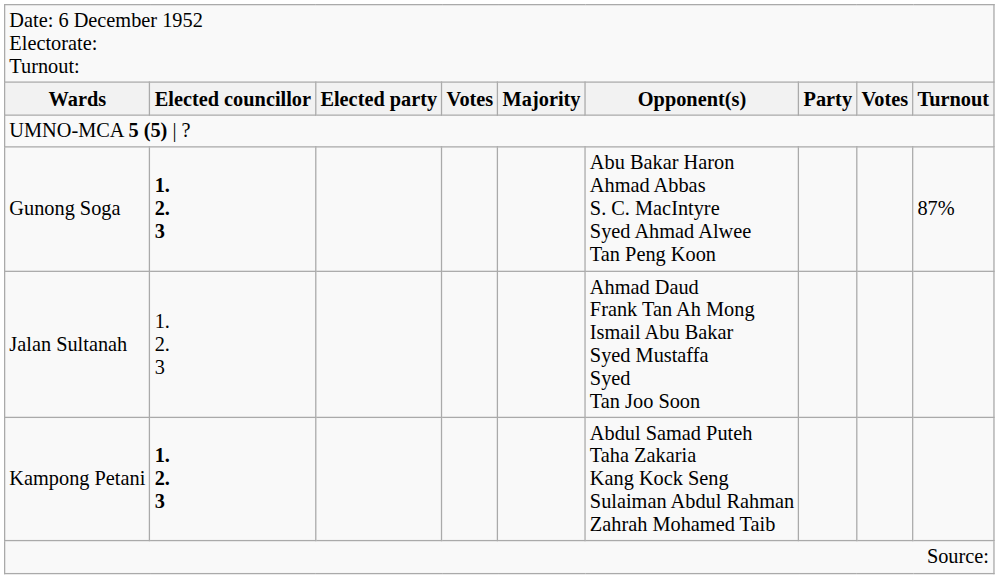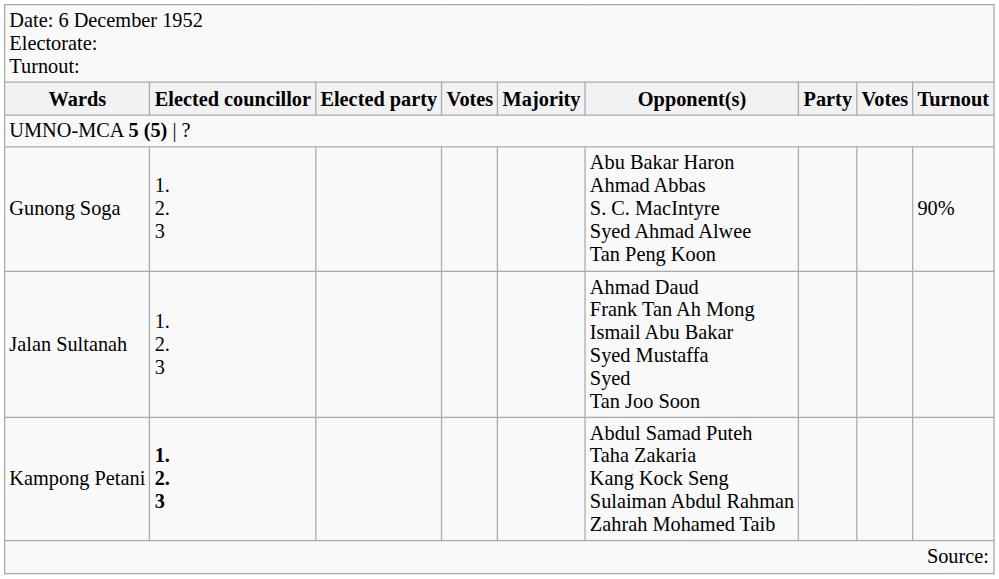(162, 208) bold -> (162, 208) normal
(936, 208) 87% -> (936, 208) 90%
